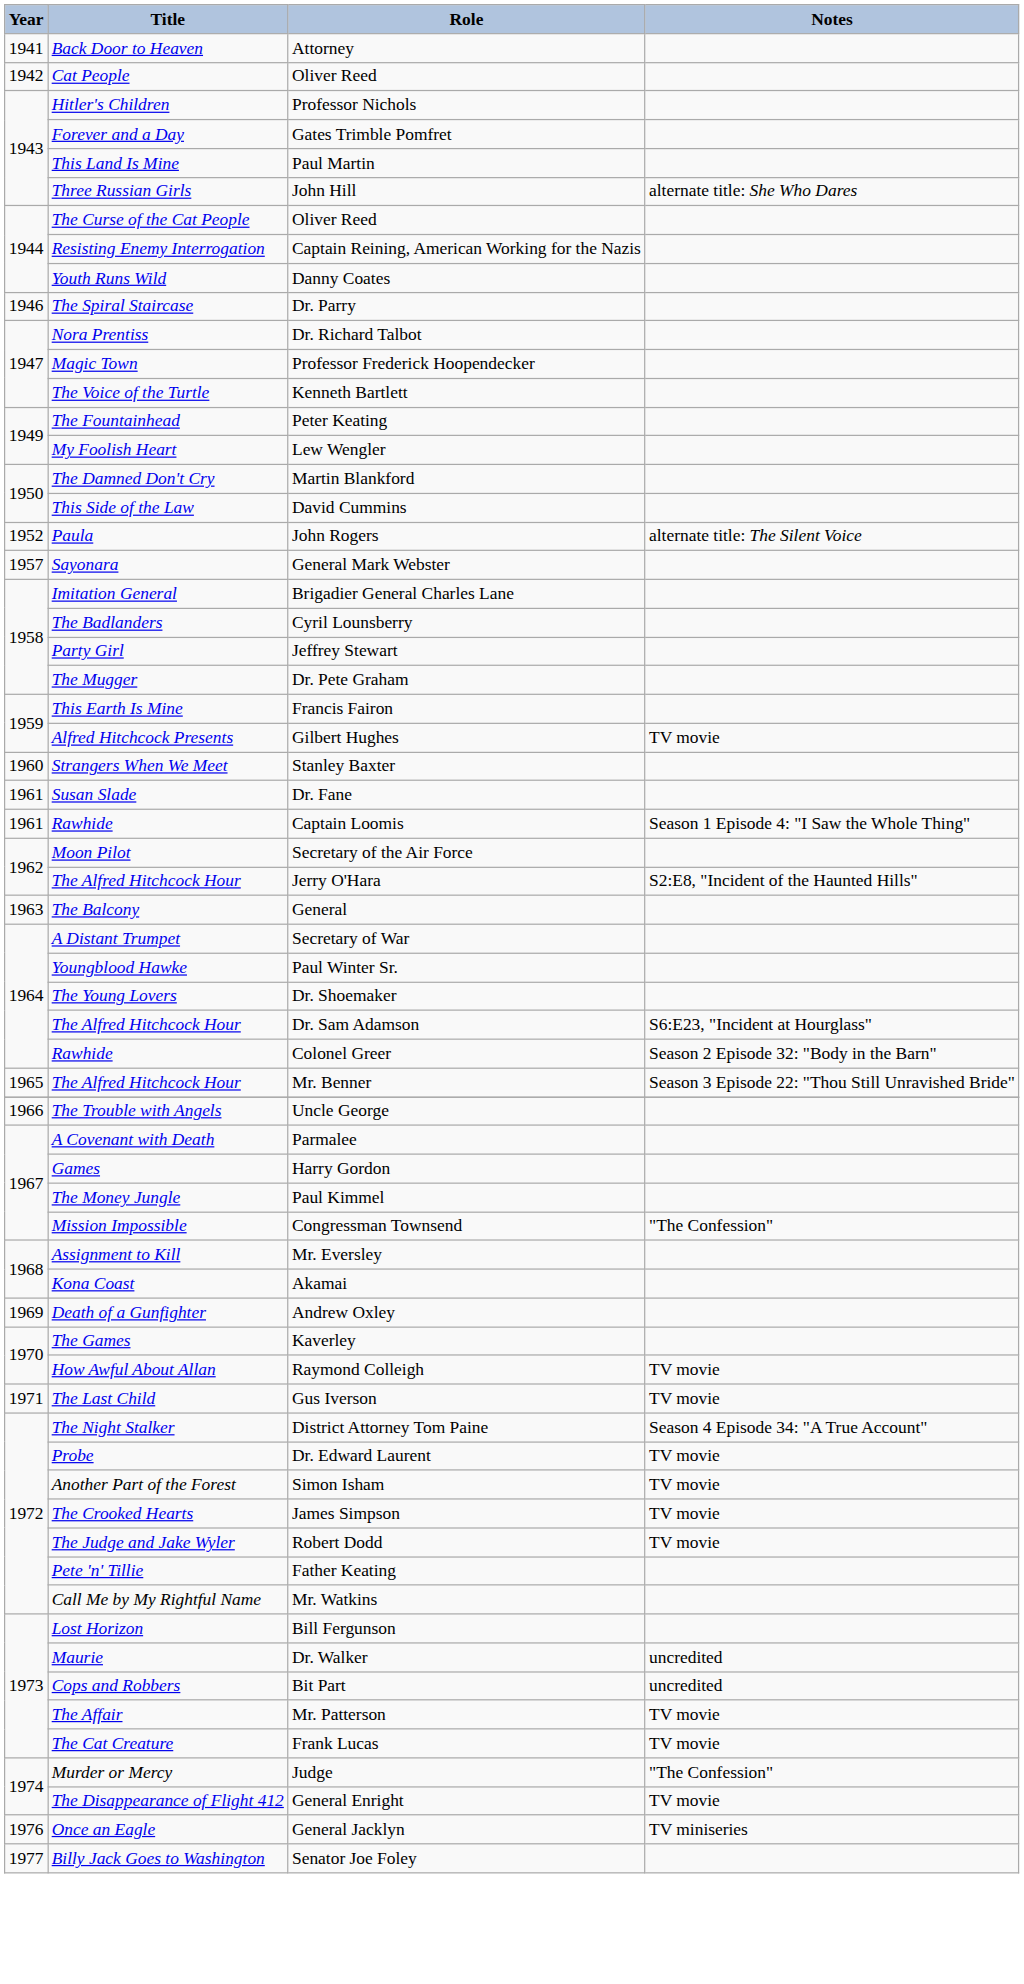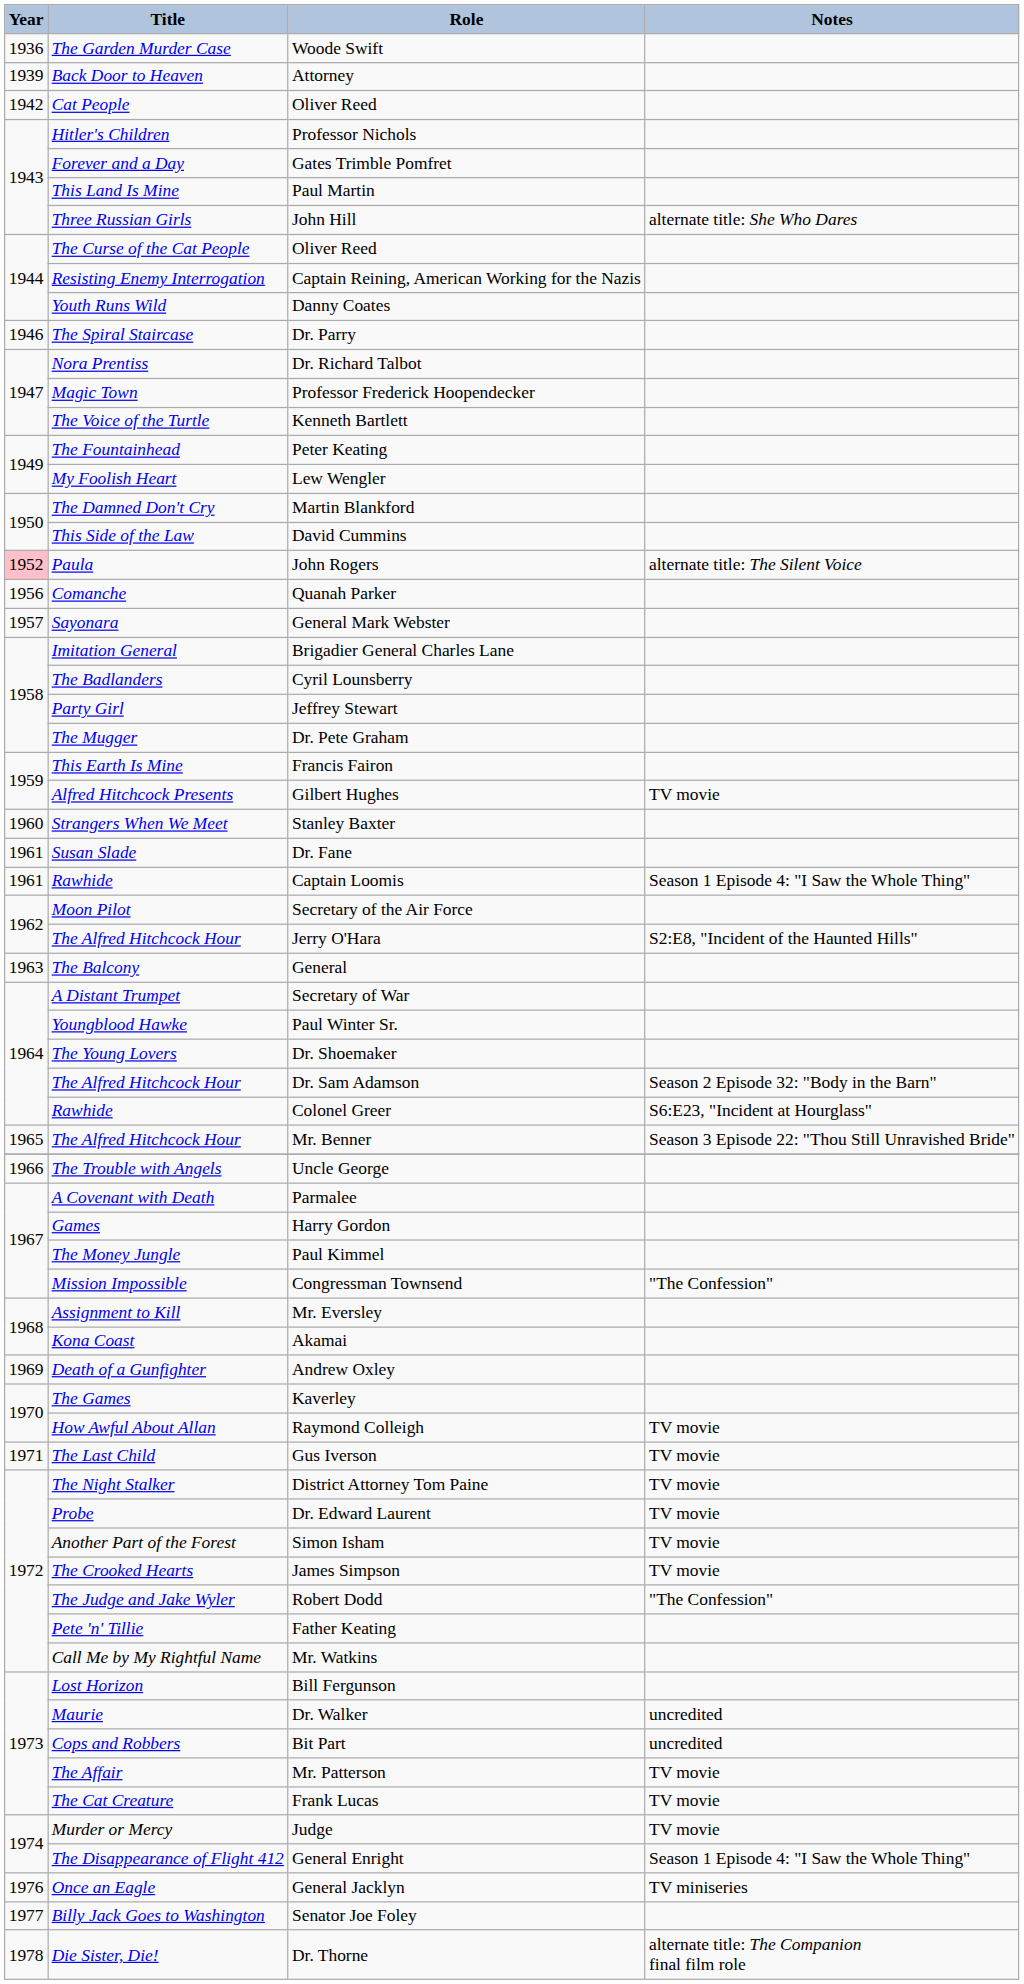+ row: (141, 47)
(26, 47) 1941 -> (26, 76) 1939
(26, 536) no background -> (26, 565) pink background
+ row: (89, 594)
(760, 1025) S6:E23, "Incident at Hourglass" -> (793, 1082) Season 2 Episode 32: "Body in the Barn"
(793, 1053) Season 2 Episode 32: "Body in the Barn" -> (760, 1111) S6:E23, "Incident at Hourglass"
(788, 1427) Season 4 Episode 34: "A True Account" -> (684, 1484) TV movie
(684, 1542) TV movie -> (711, 1599) "The Confession"
(711, 1772) "The Confession" -> (684, 1829) TV movie
(684, 1800) TV movie -> (810, 1858) Season 1 Episode 4: "I Saw the Whole Thing"
+ row: (105, 1954)
